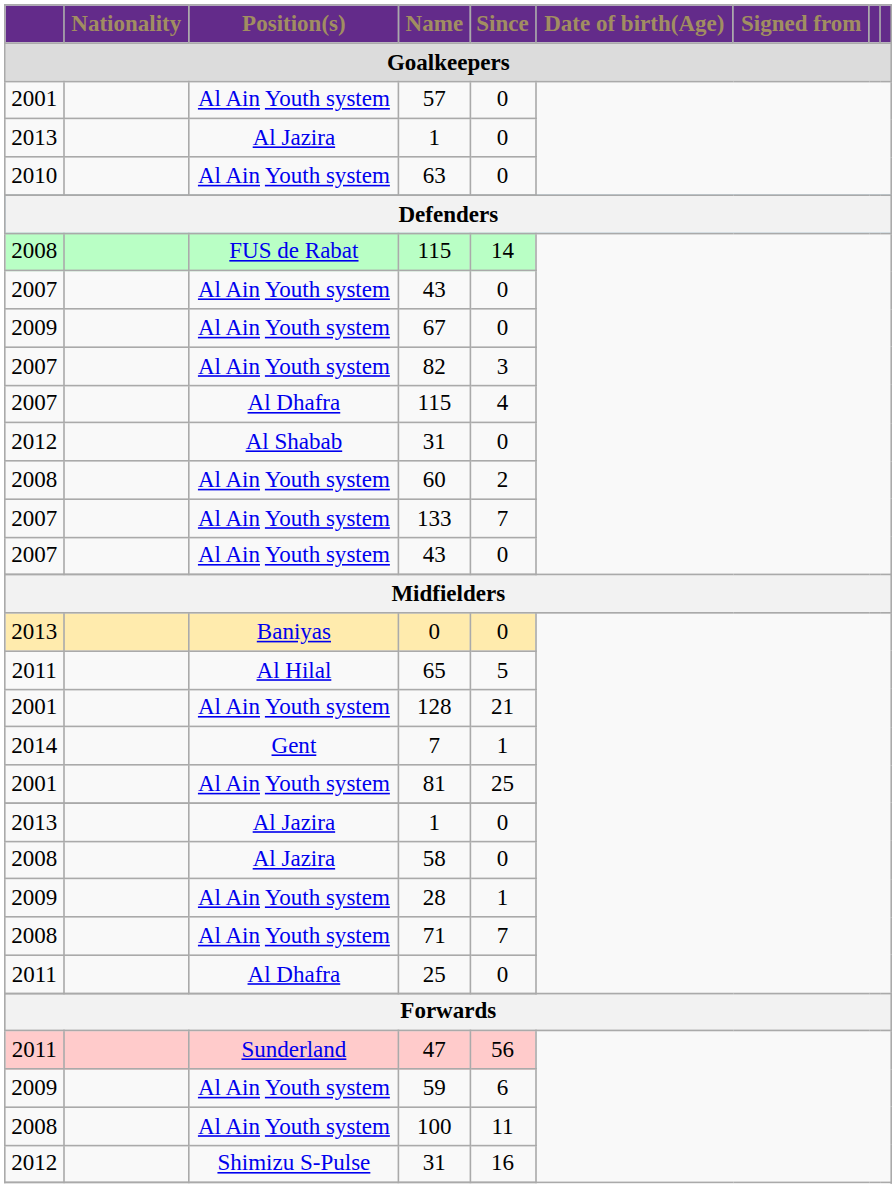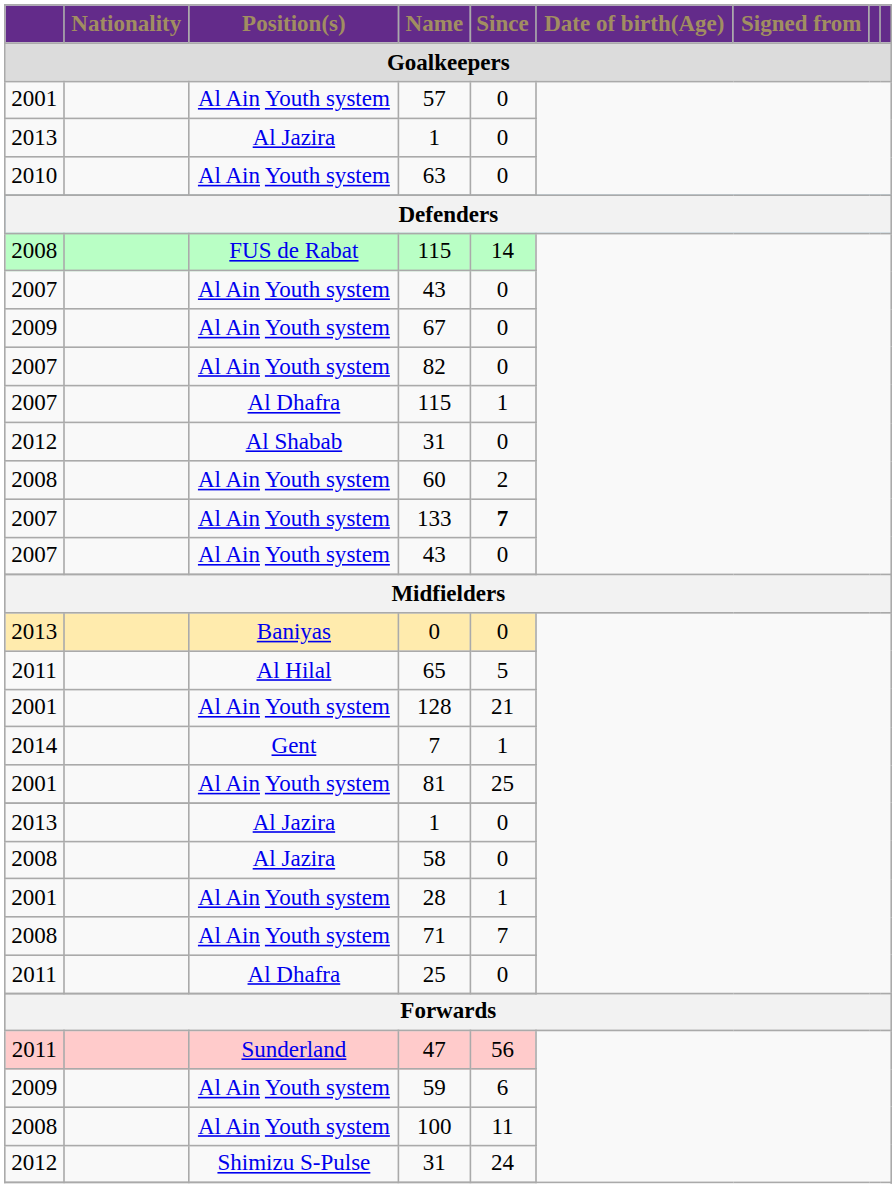(503, 365) 3 -> (503, 365) 0
(503, 403) 4 -> (503, 403) 1
(503, 517) normal -> (503, 517) bold
(34, 897) 2009 -> (34, 897) 2001
(503, 1163) 16 -> (503, 1163) 24
